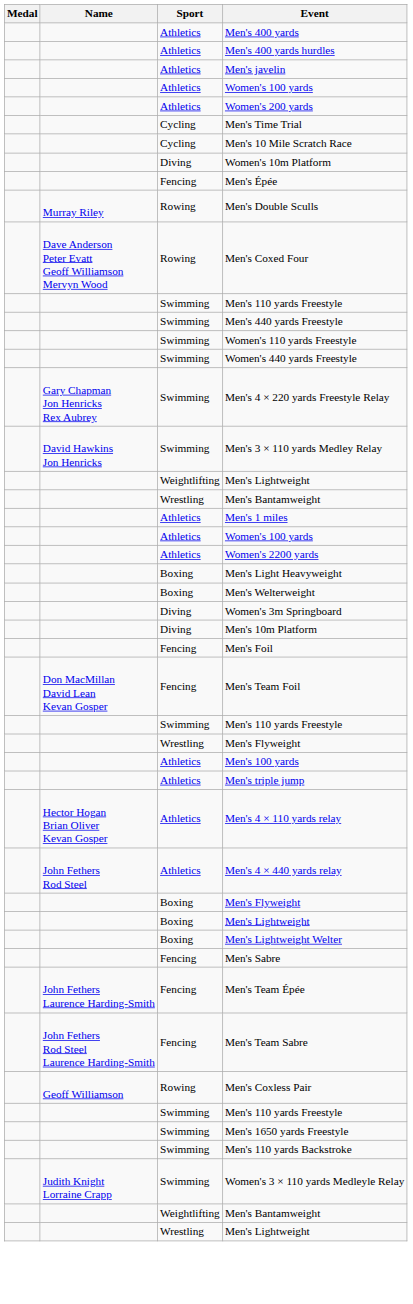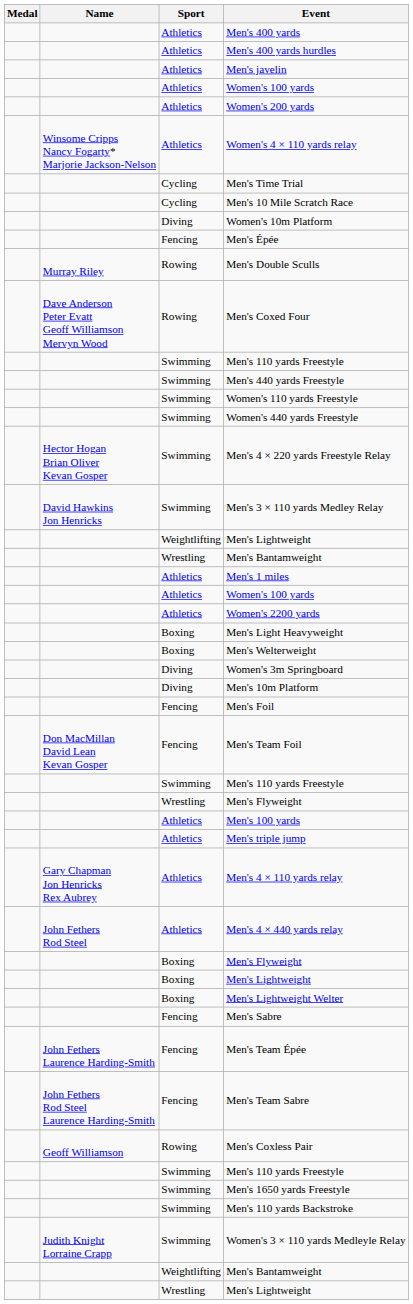+ row: (182, 145)
(77, 403) Gary Chapman Jon Henricks Rex Aubrey -> (75, 462) Hector Hogan Brian Oliver Kevan Gosper
(75, 825) Hector Hogan Brian Oliver Kevan Gosper -> (77, 884) Gary Chapman Jon Henricks Rex Aubrey
